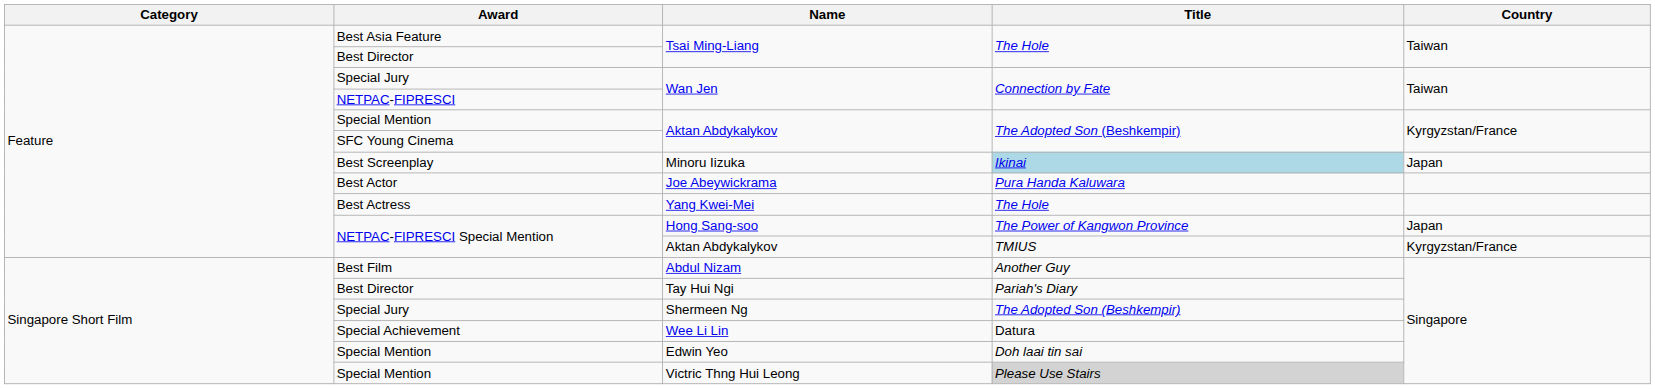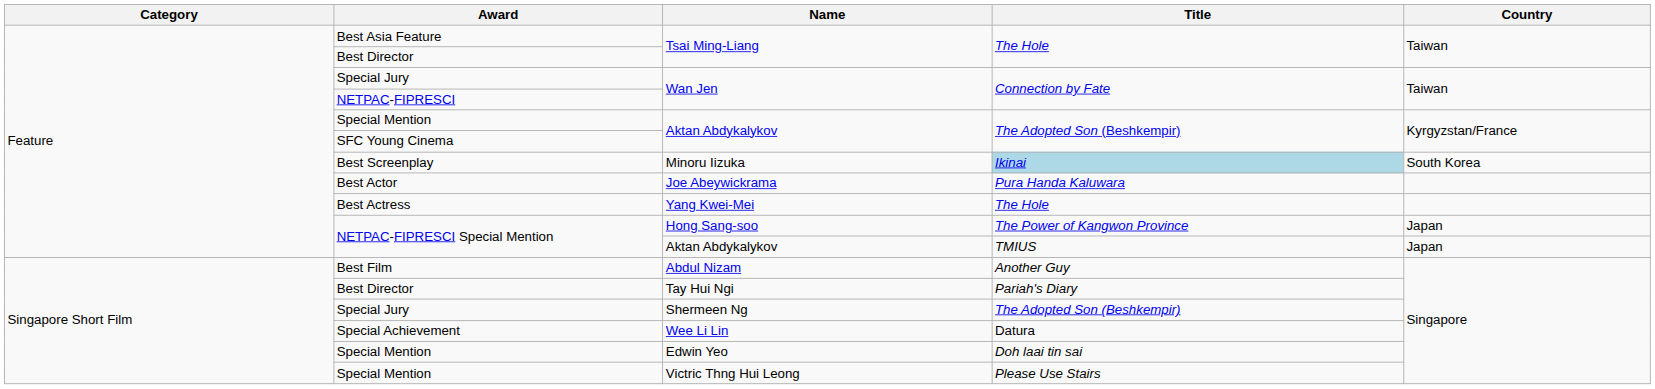(1425, 162) Japan -> (1443, 162) South Korea
(1462, 246) Kyrgyzstan/France -> (1425, 246) Japan
(1048, 373) lightgrey background -> (1048, 373) no background
